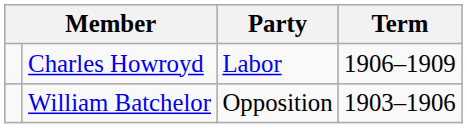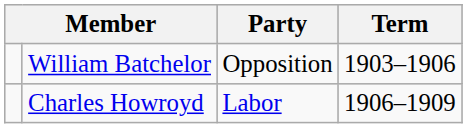rows swapped: (120, 102) <-> (116, 63)
